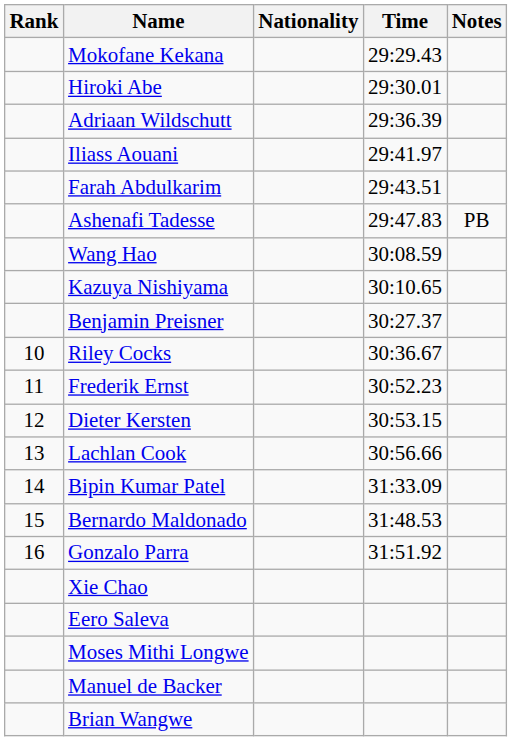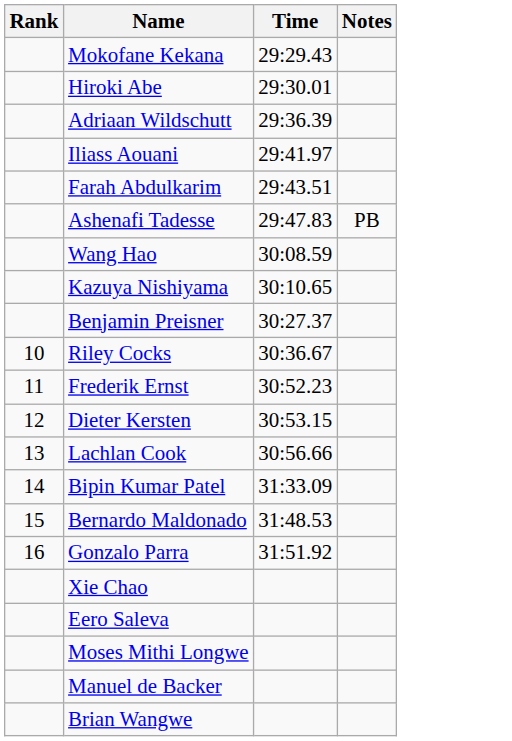- column: (308, 21)
